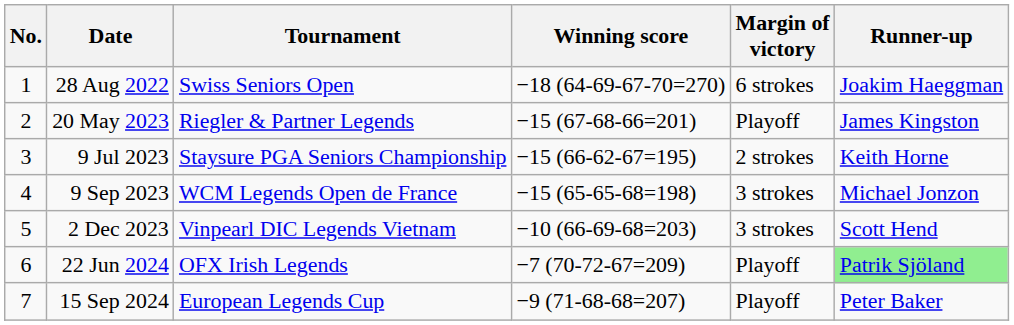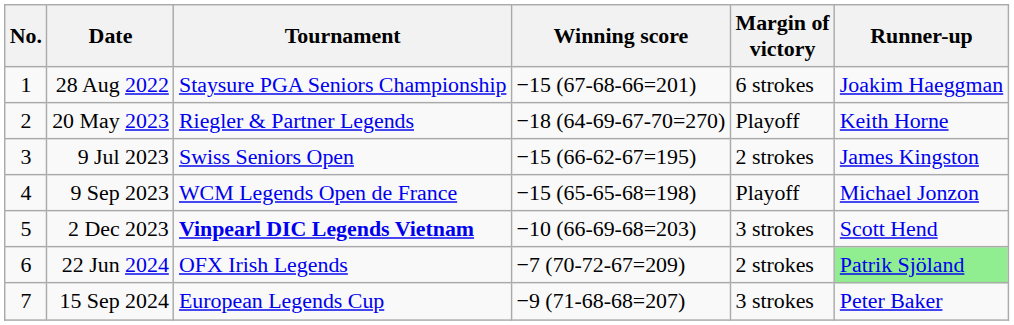(266, 84) Swiss Seniors Open -> (343, 84) Staysure PGA Seniors Championship
(621, 84) −18 (64-69-67-70=270) -> (606, 84) −15 (67-68-66=201)
(606, 120) −15 (67-68-66=201) -> (621, 120) −18 (64-69-67-70=270)
(909, 120) James Kingston -> (894, 120) Keith Horne
(343, 156) Staysure PGA Seniors Championship -> (266, 156) Swiss Seniors Open
(894, 156) Keith Horne -> (909, 156) James Kingston
(775, 193) 3 strokes -> (767, 193) Playoff
(317, 229) normal -> (327, 229) bold
(767, 265) Playoff -> (775, 265) 2 strokes
(767, 301) Playoff -> (775, 301) 3 strokes
